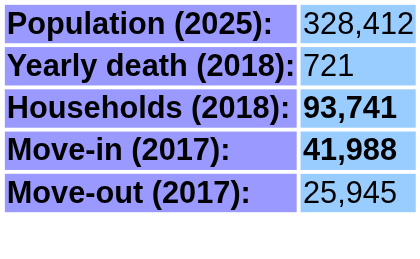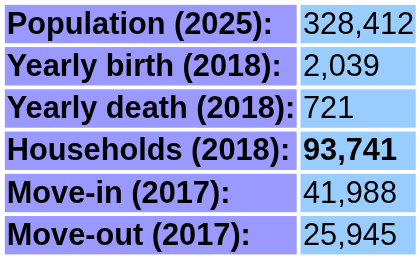+ row: (144, 65)
(350, 150) bold -> (350, 192) normal
